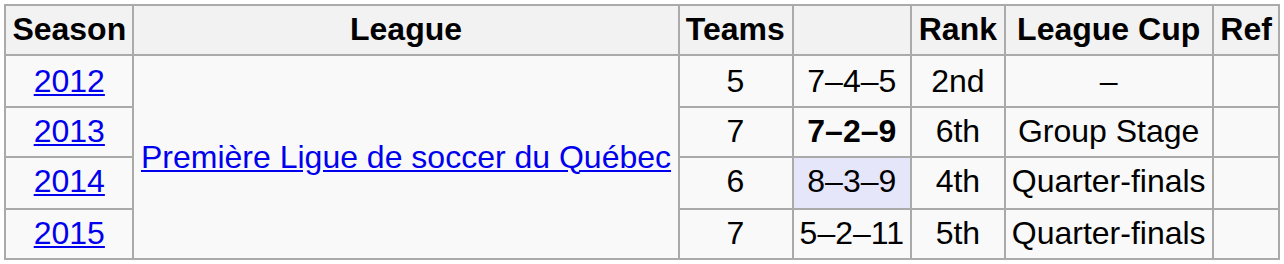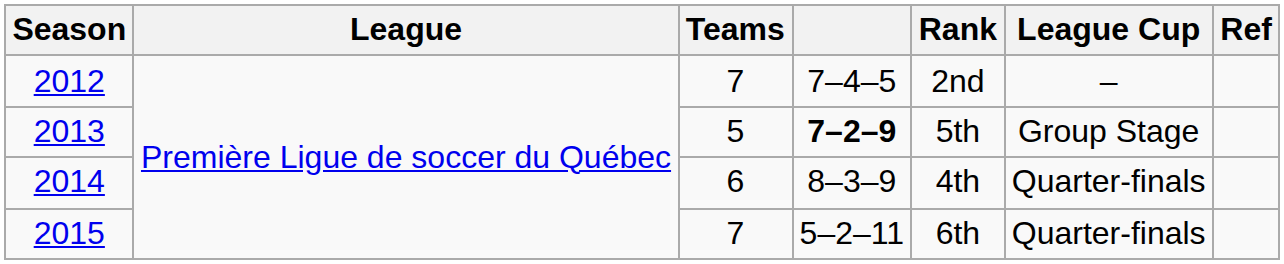(735, 80) 5 -> (735, 80) 7
(735, 131) 7 -> (735, 131) 5
(958, 131) 6th -> (958, 131) 5th
(852, 182) lavender background -> (852, 182) no background
(958, 232) 5th -> (958, 232) 6th
